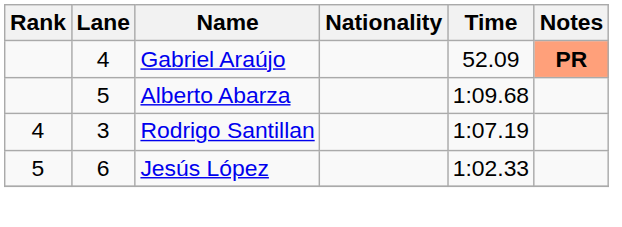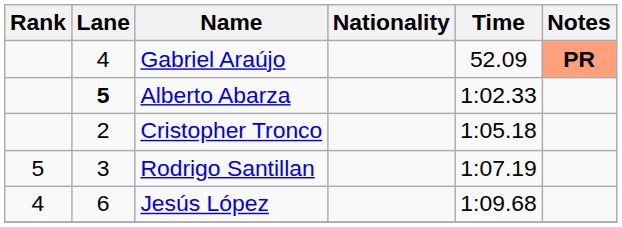(103, 95) normal -> (103, 95) bold
(491, 95) 1:09.68 -> (499, 95) 1:02.33
+ row: (231, 131)
(38, 131) 4 -> (38, 167) 5
(38, 167) 5 -> (38, 204) 4
(491, 167) 1:02.33 -> (499, 204) 1:09.68
